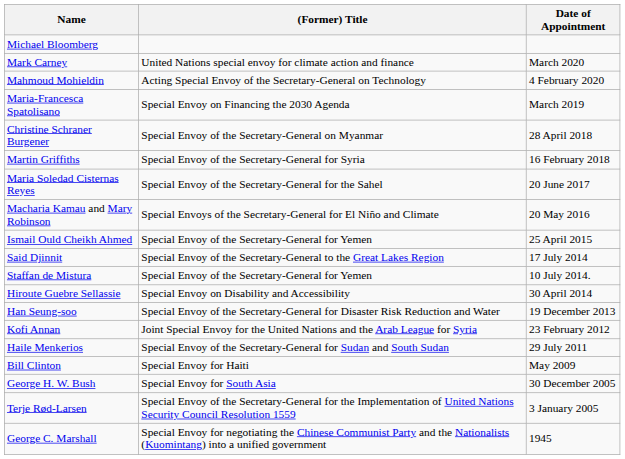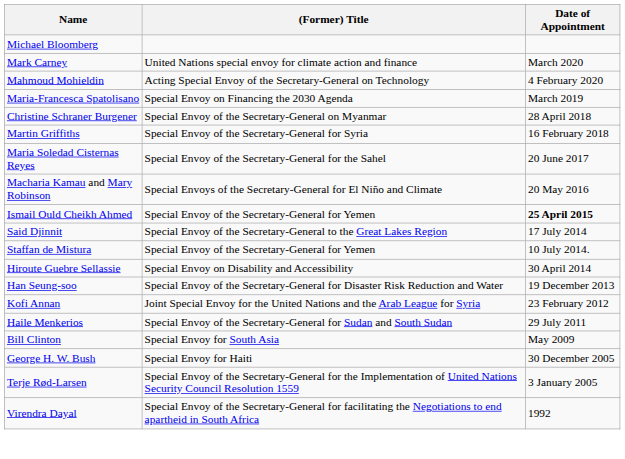(561, 239) normal -> (560, 213) bold
(195, 365) Special Envoy for Haiti -> (212, 340) Special Envoy for South Asia
(209, 383) Special Envoy for South Asia -> (198, 358) Special Envoy for Haiti
+ row: (42, 413)
- row: (52, 438)
